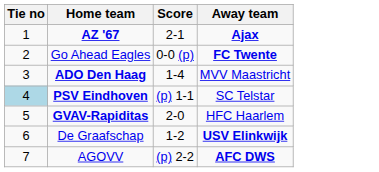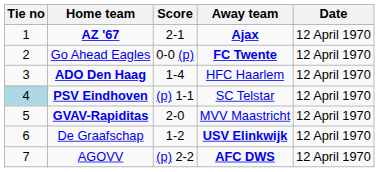+ column: (333, 14)
(245, 75) MVV Maastricht -> (245, 75) HFC Haarlem
(245, 116) HFC Haarlem -> (245, 116) MVV Maastricht
